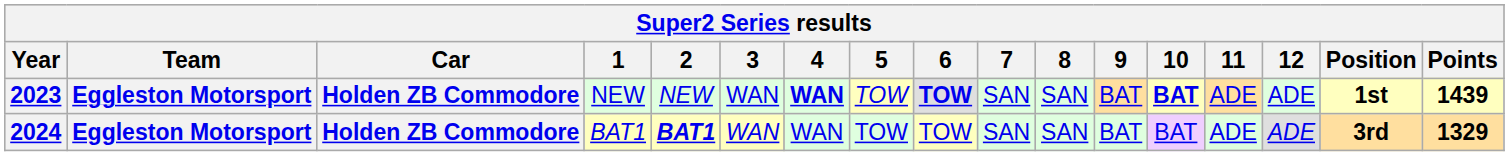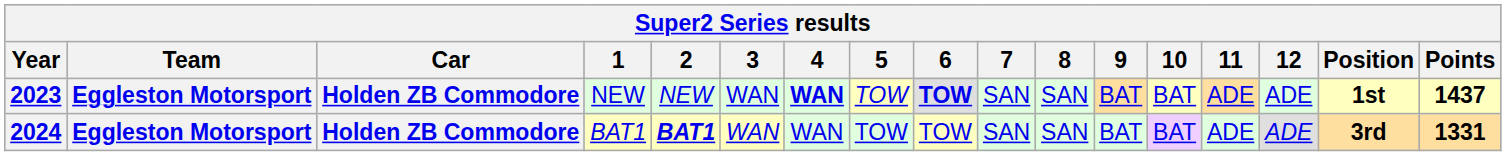(1176, 96) bold -> (1175, 96) normal
(1463, 96) 1439 -> (1460, 96) 1437
(1463, 133) 1329 -> (1460, 133) 1331
